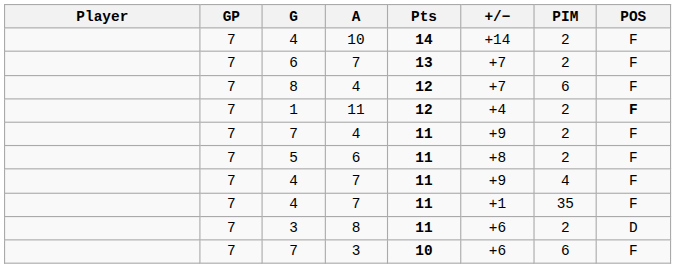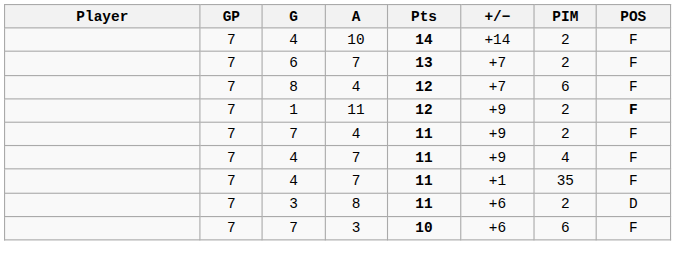(497, 110) +4 -> (497, 110) +9
- row: (294, 157)
